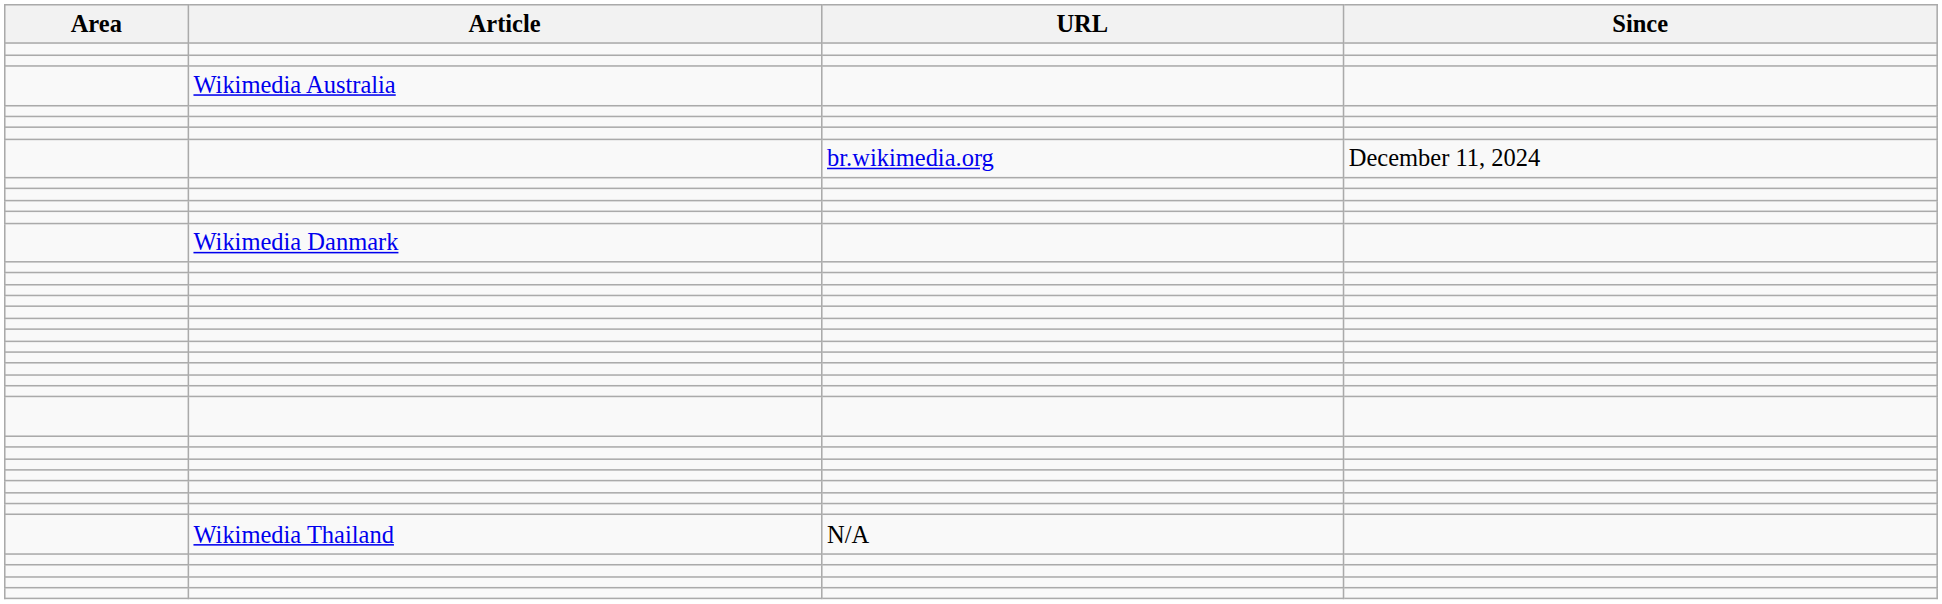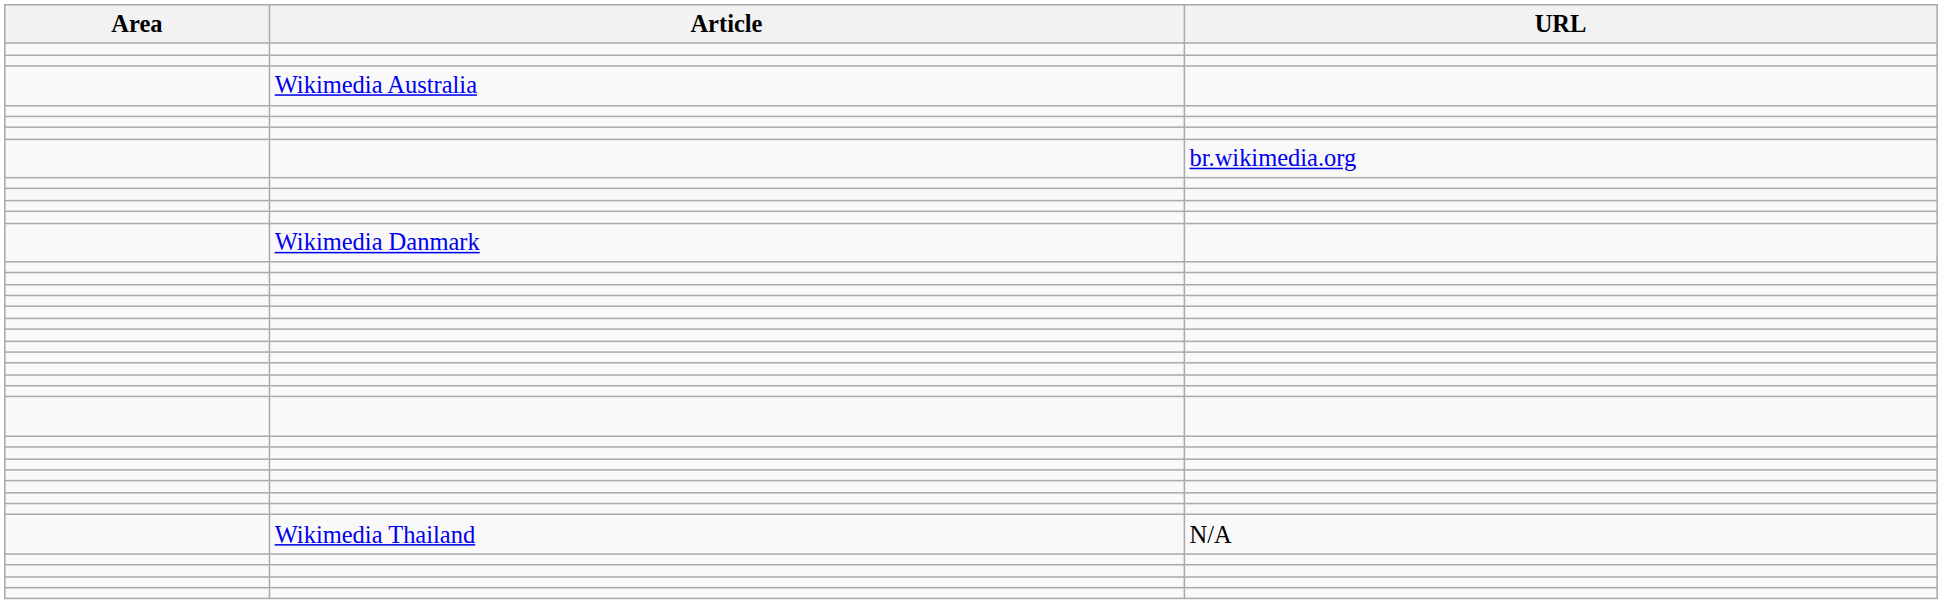- column: (1640, 23)
